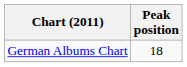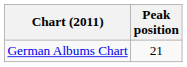(156, 51) 18 -> (156, 51) 21
